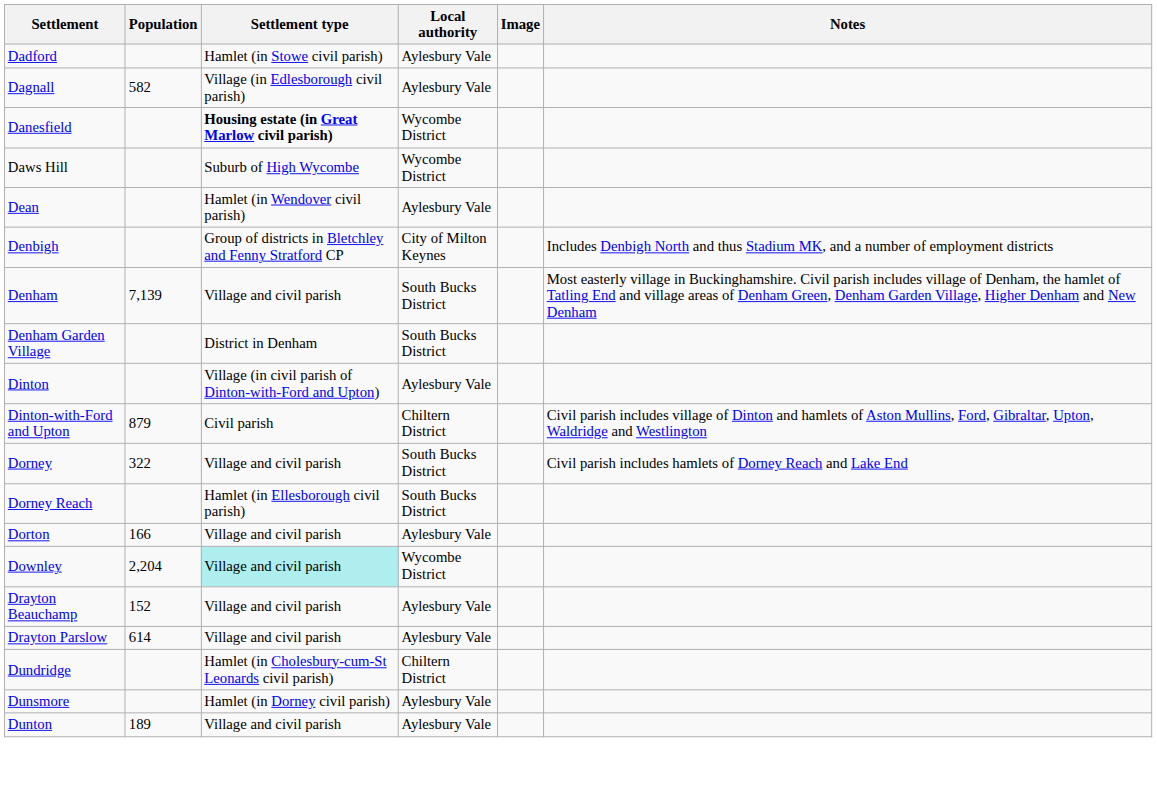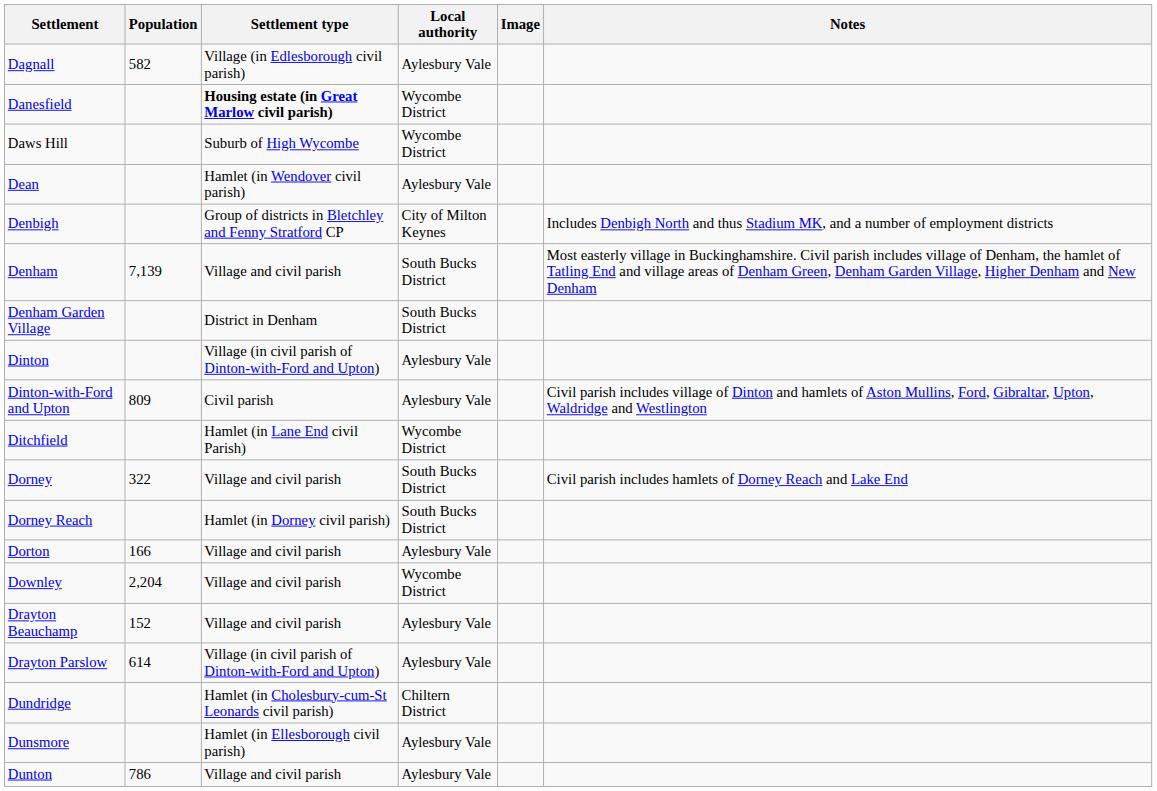- row: (32, 56)
(140, 423) 879 -> (140, 400) 809
(426, 423) Chiltern District -> (446, 400) Aylesbury Vale
+ row: (38, 440)
(292, 503) Hamlet (in Ellesborough civil parish) -> (297, 519) Hamlet (in Dorney civil parish)
(273, 566) paleturquoise background -> (273, 583) no background
(273, 638) Village and civil parish -> (292, 662) Village (in civil parish of Dinton-with-Ford and Upton)
(297, 701) Hamlet (in Dorney civil parish) -> (292, 742) Hamlet (in Ellesborough civil parish)
(140, 724) 189 -> (140, 774) 786
